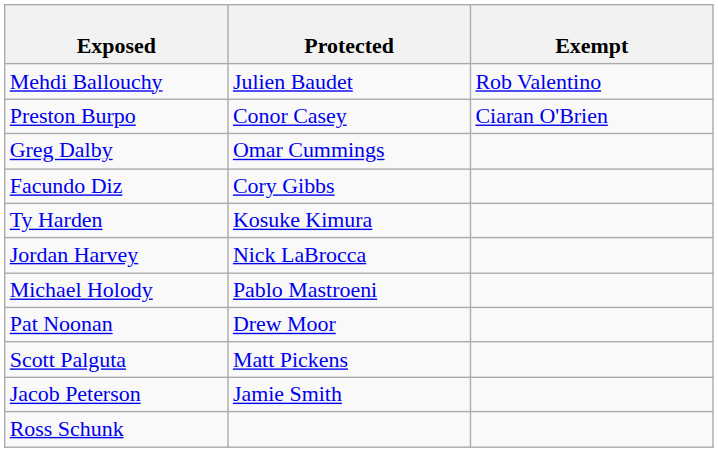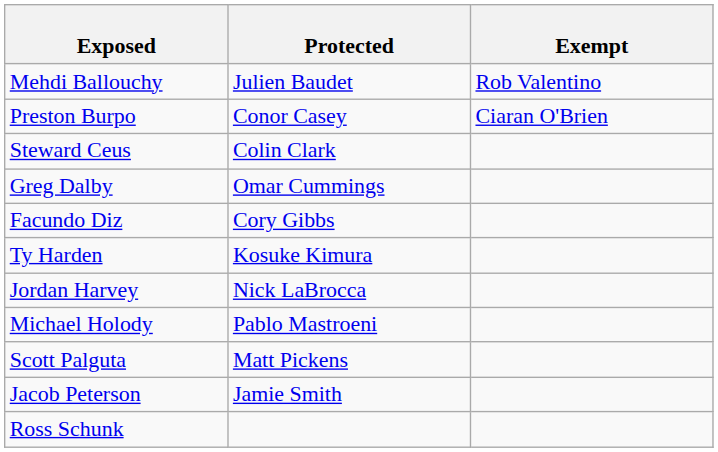+ row: (70, 150)
- row: (61, 324)
